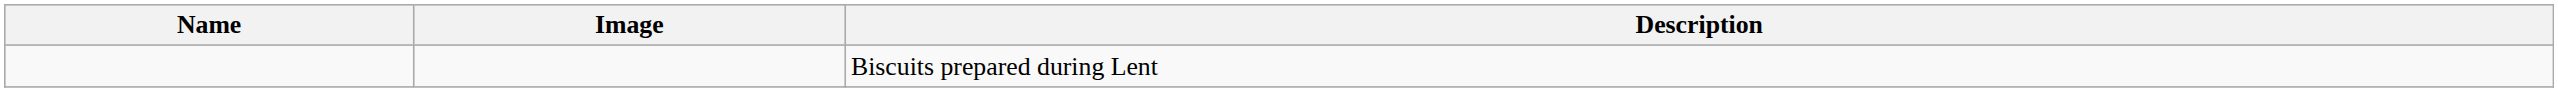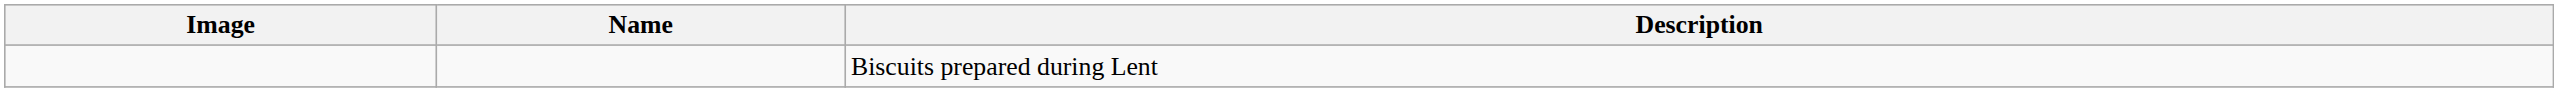columns swapped: (209, 24) <-> (629, 24)
